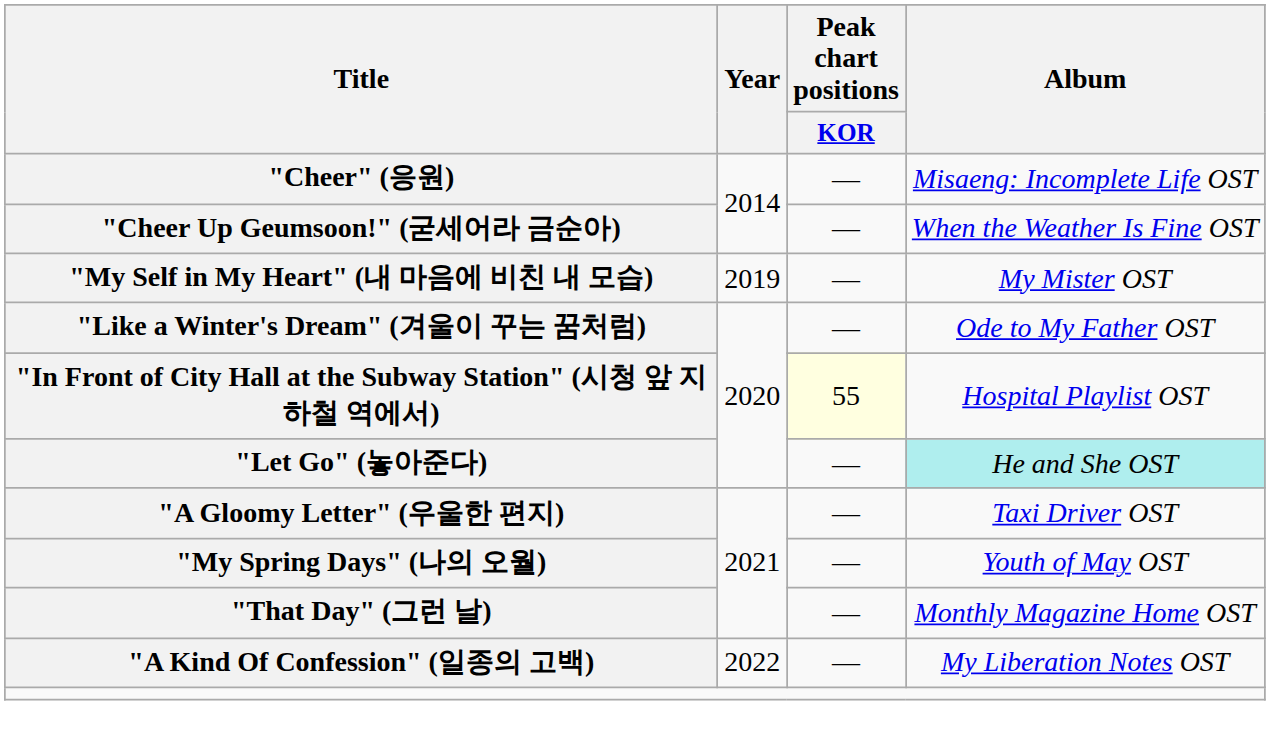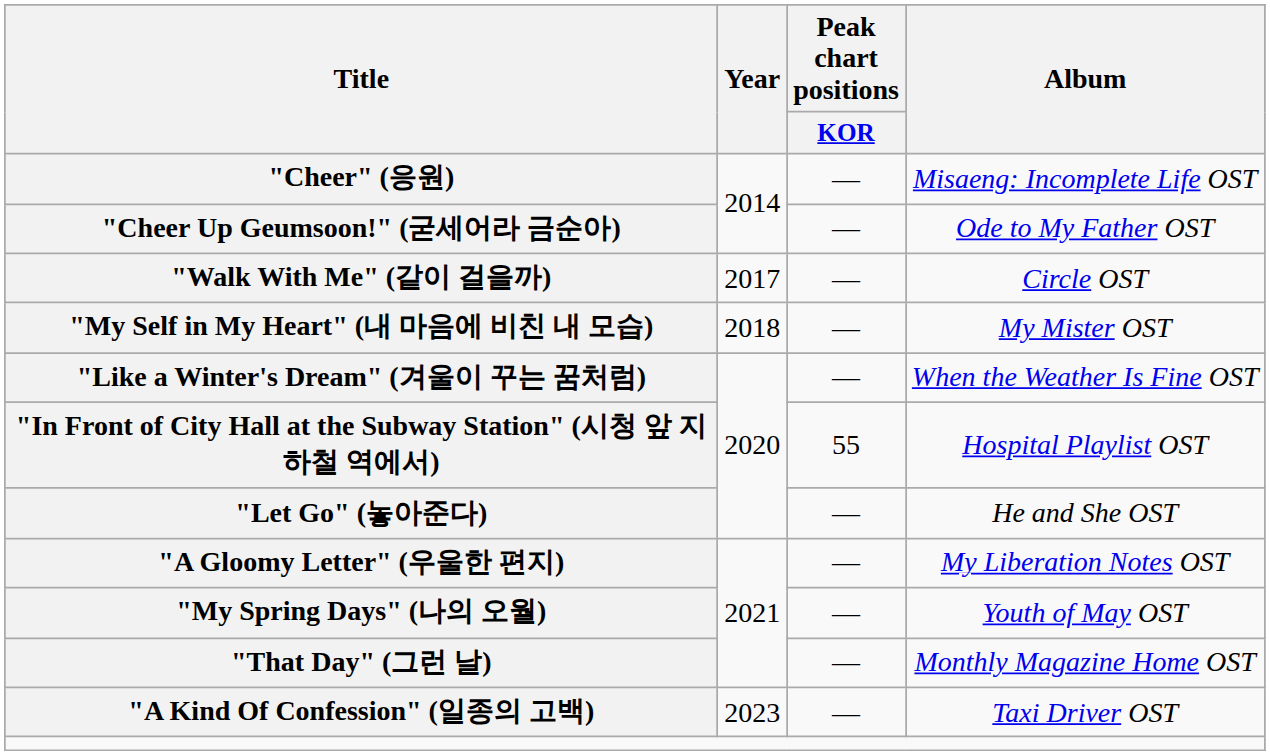(1085, 227) When the Weather Is Fine OST -> (1085, 227) Ode to My Father OST
+ row: (361, 276)
(752, 277) 2019 -> (752, 327) 2018
(1085, 327) Ode to My Father OST -> (1085, 376) When the Weather Is Fine OST
(846, 395) lightyellow background -> (846, 444) no background
(1085, 463) paleturquoise background -> (1085, 512) no background
(1085, 512) Taxi Driver OST -> (1085, 562) My Liberation Notes OST
(752, 661) 2022 -> (752, 711) 2023
(1085, 661) My Liberation Notes OST -> (1085, 711) Taxi Driver OST
